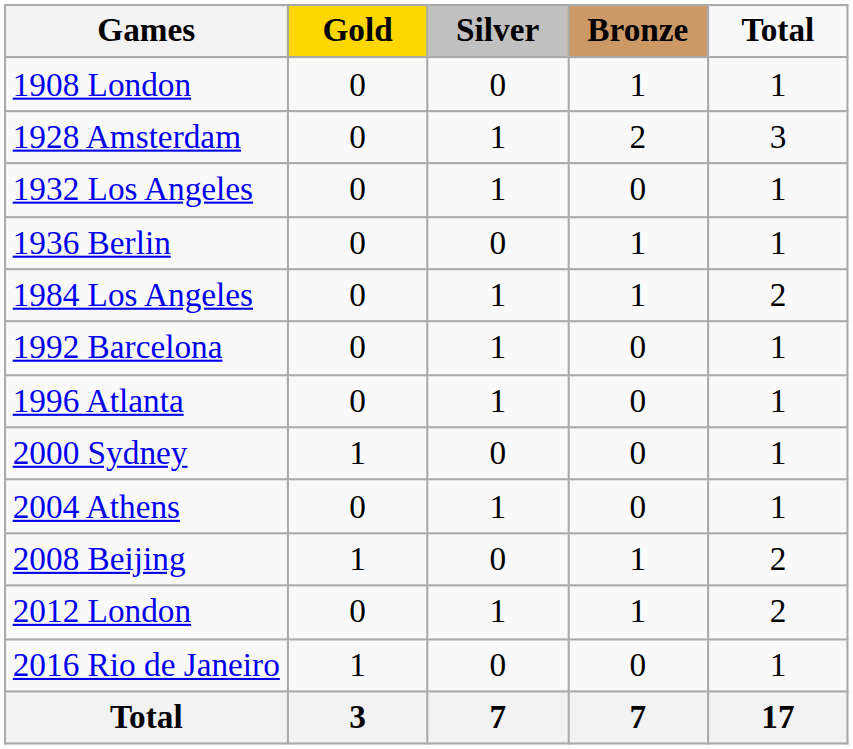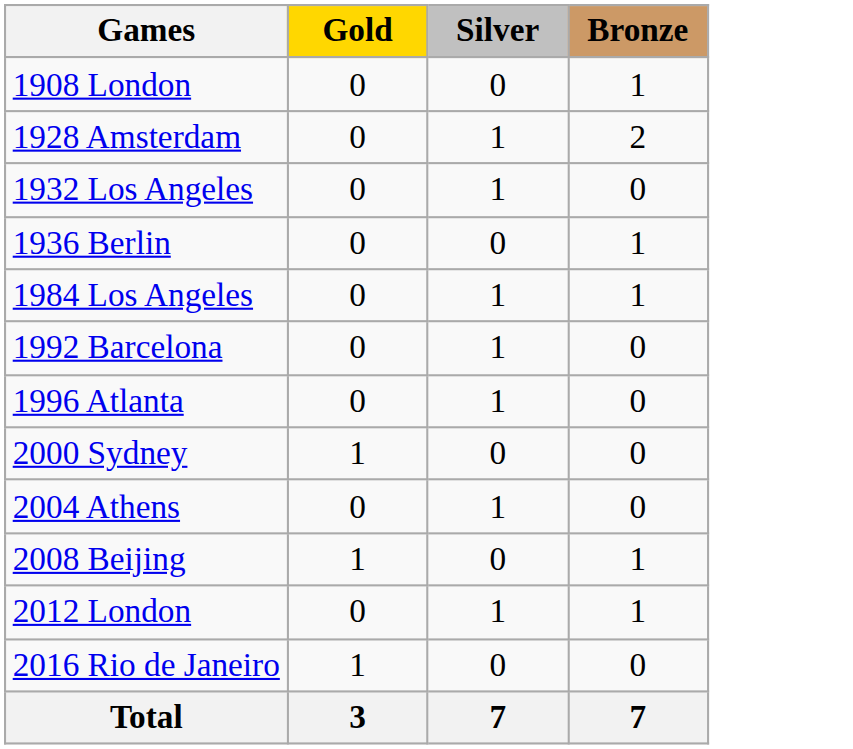- column: (778, 30)
